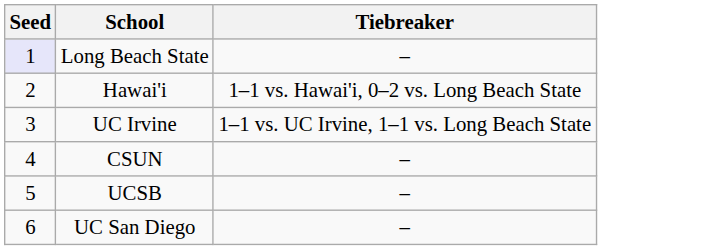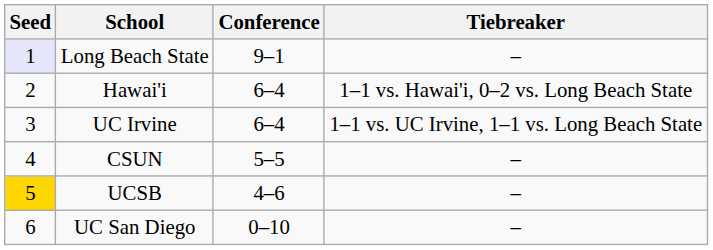+ column: (269, 21)
(30, 193) no background -> (30, 193) gold background
